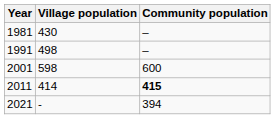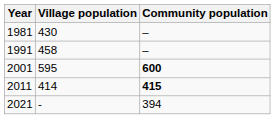(48, 50) 498 -> (48, 50) 458
(48, 68) 598 -> (48, 68) 595
(152, 68) normal -> (152, 68) bold
